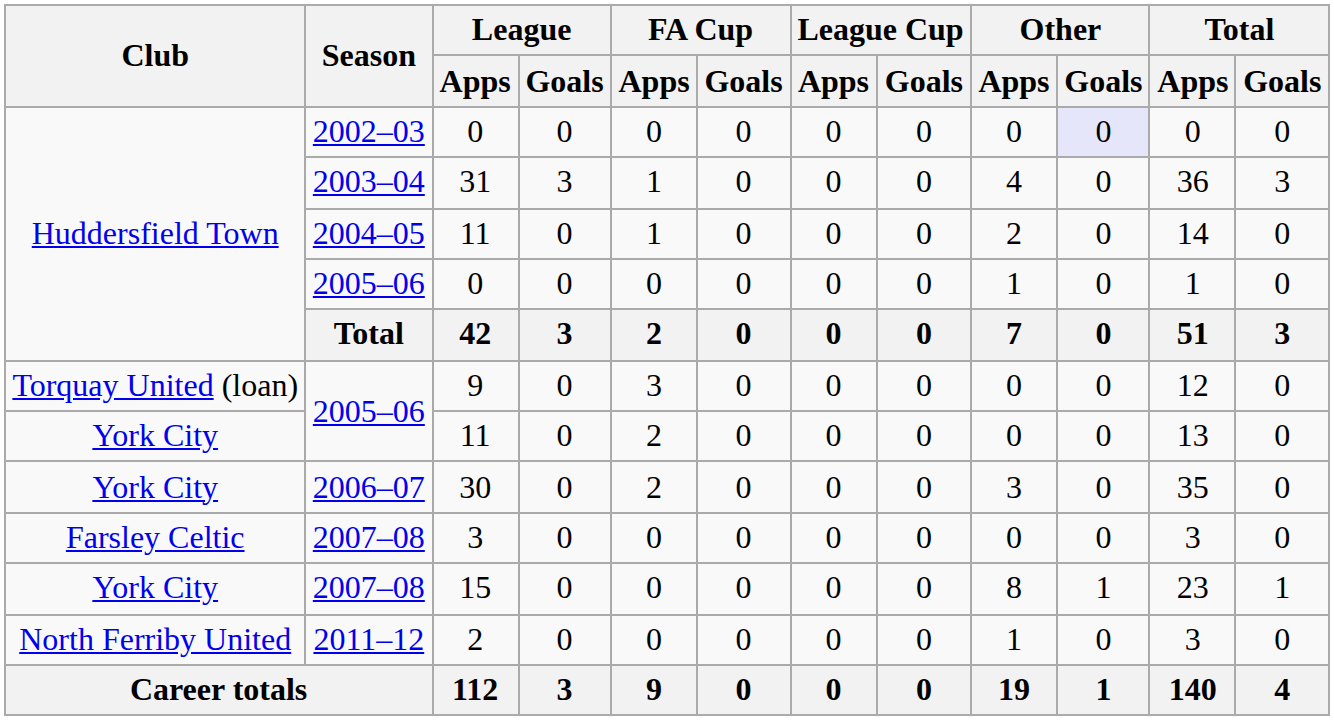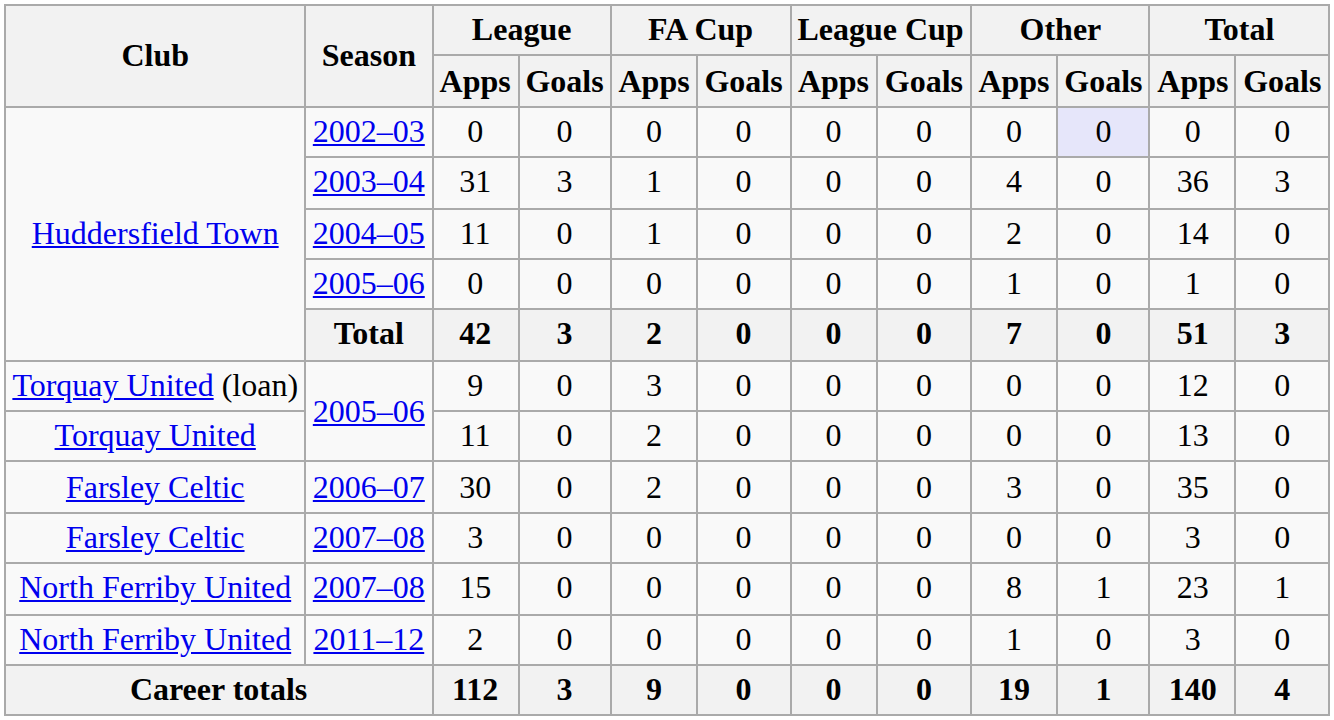(155, 435) York City -> (155, 435) Torquay United
(155, 486) York City -> (155, 486) Farsley Celtic
(155, 588) York City -> (155, 588) North Ferriby United
